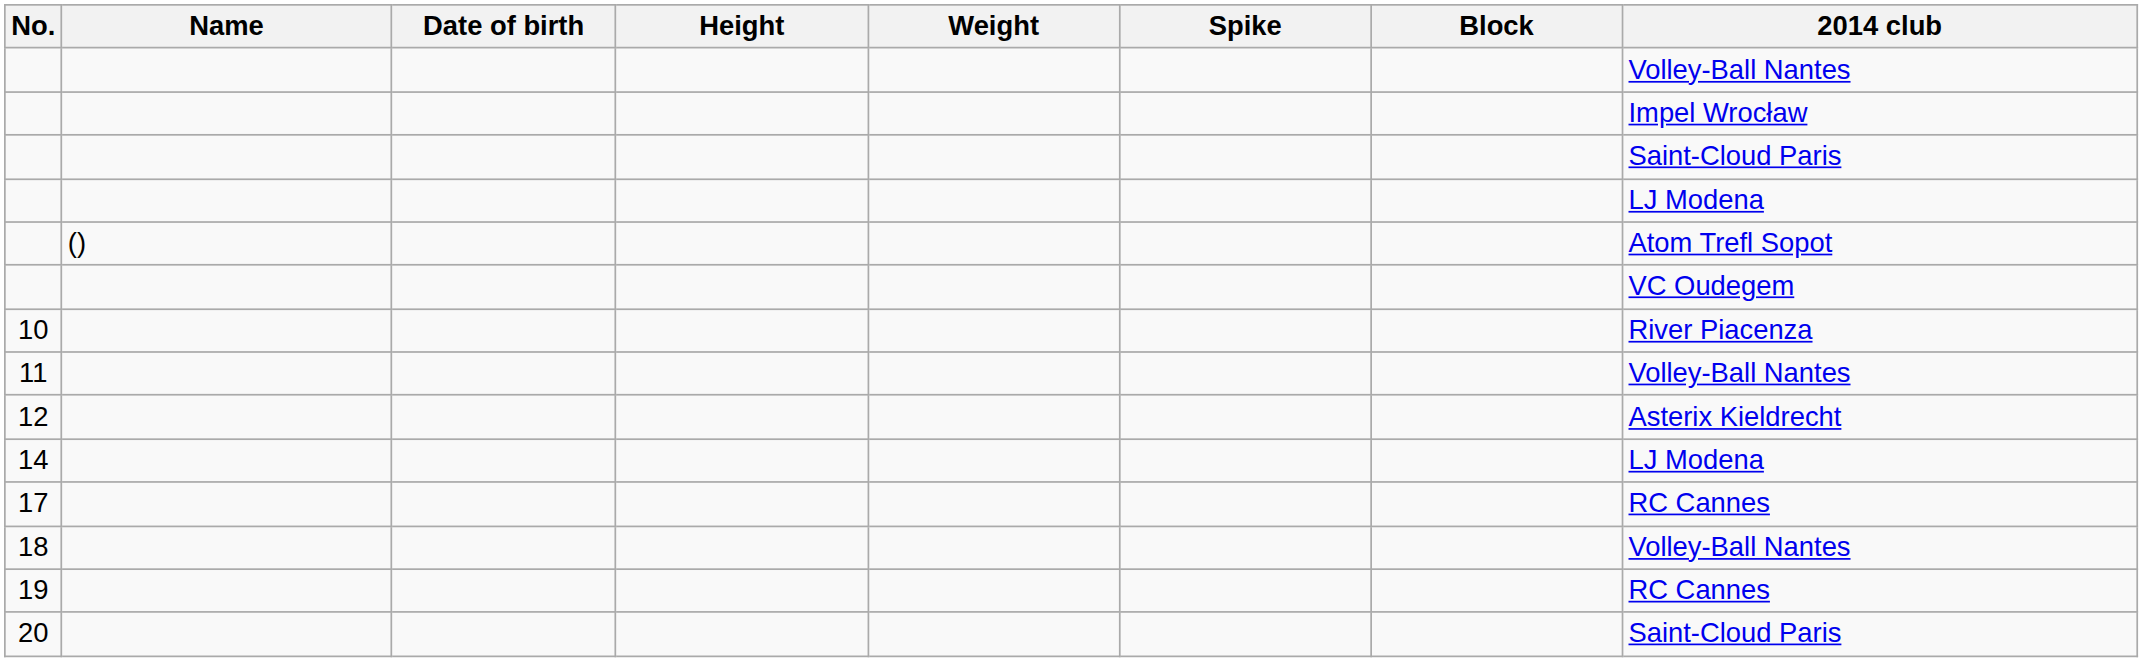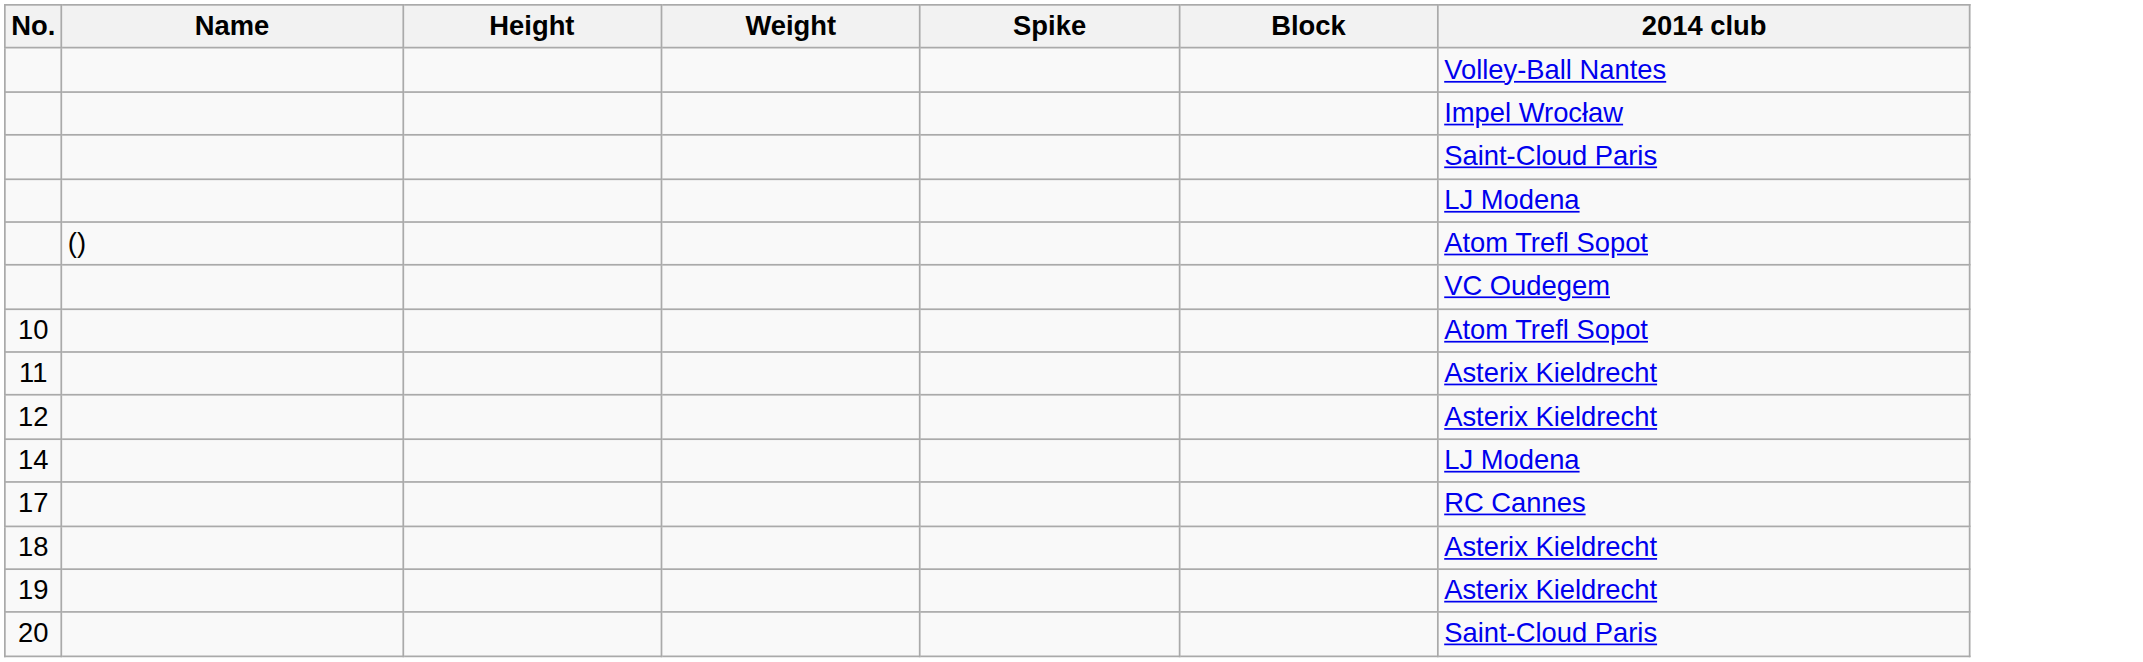- column: (504, 26)
(1721, 329) River Piacenza -> (1546, 329) Atom Trefl Sopot
(1740, 373) Volley-Ball Nantes -> (1551, 373) Asterix Kieldrecht
(1740, 546) Volley-Ball Nantes -> (1551, 546) Asterix Kieldrecht
(1699, 590) RC Cannes -> (1551, 590) Asterix Kieldrecht
